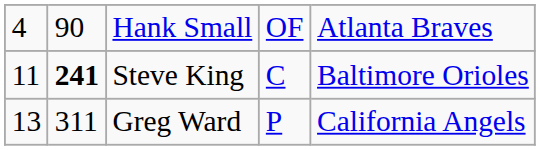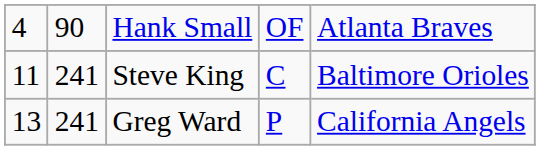(77, 74) bold -> (77, 74) normal
(76, 121) 311 -> (77, 121) 241
